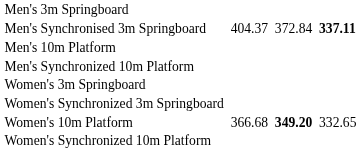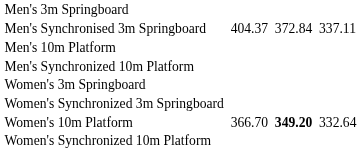(337, 28) bold -> (337, 28) normal
(249, 122) 366.68 -> (249, 122) 366.70
(338, 122) 332.65 -> (338, 122) 332.64
